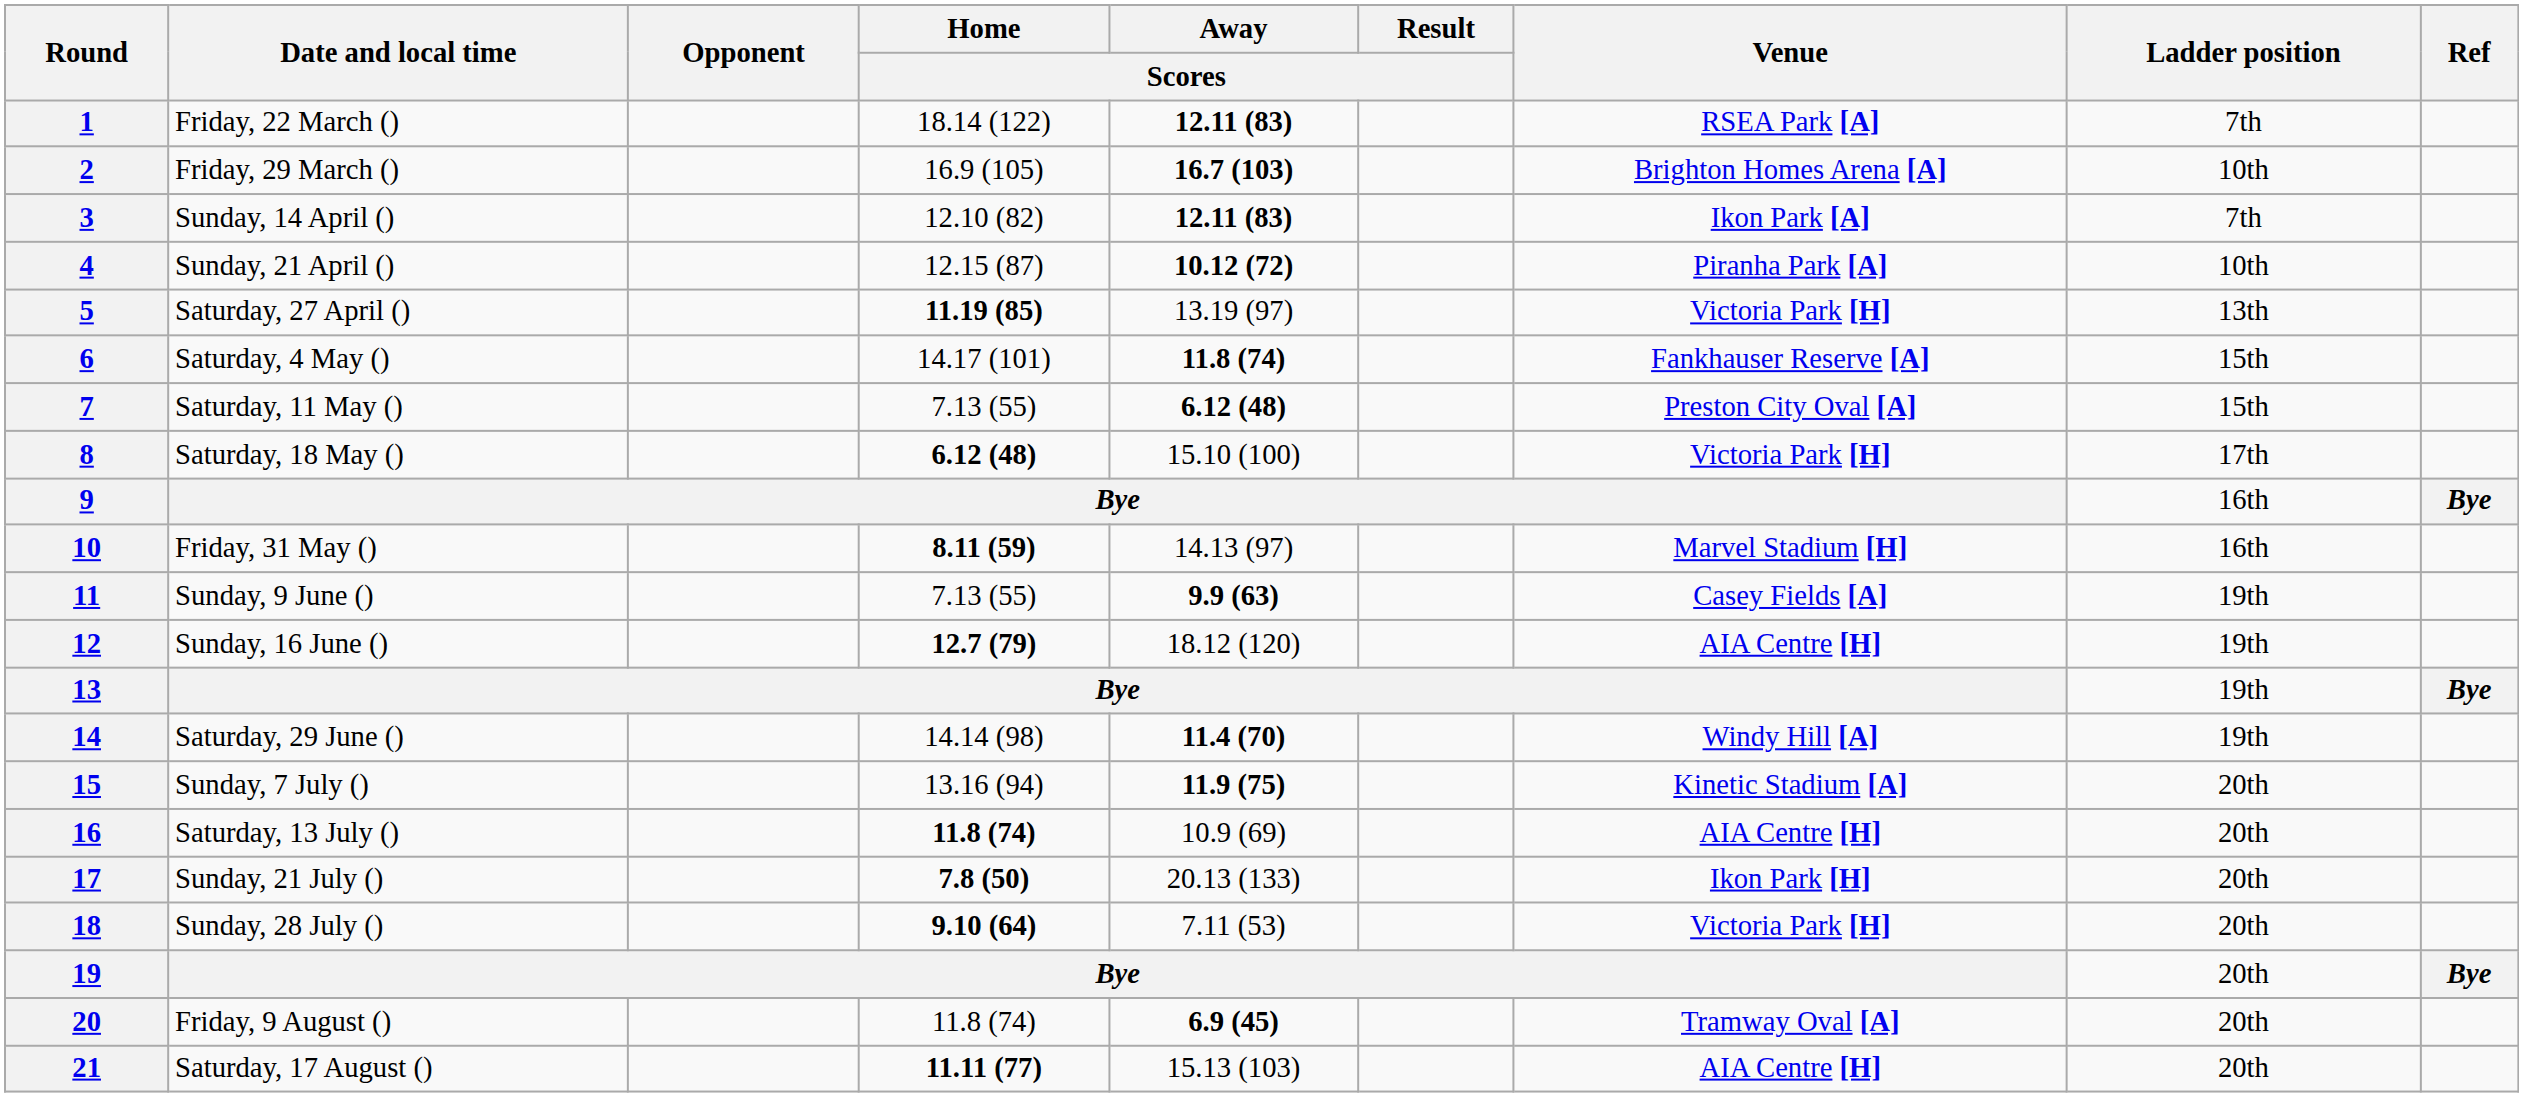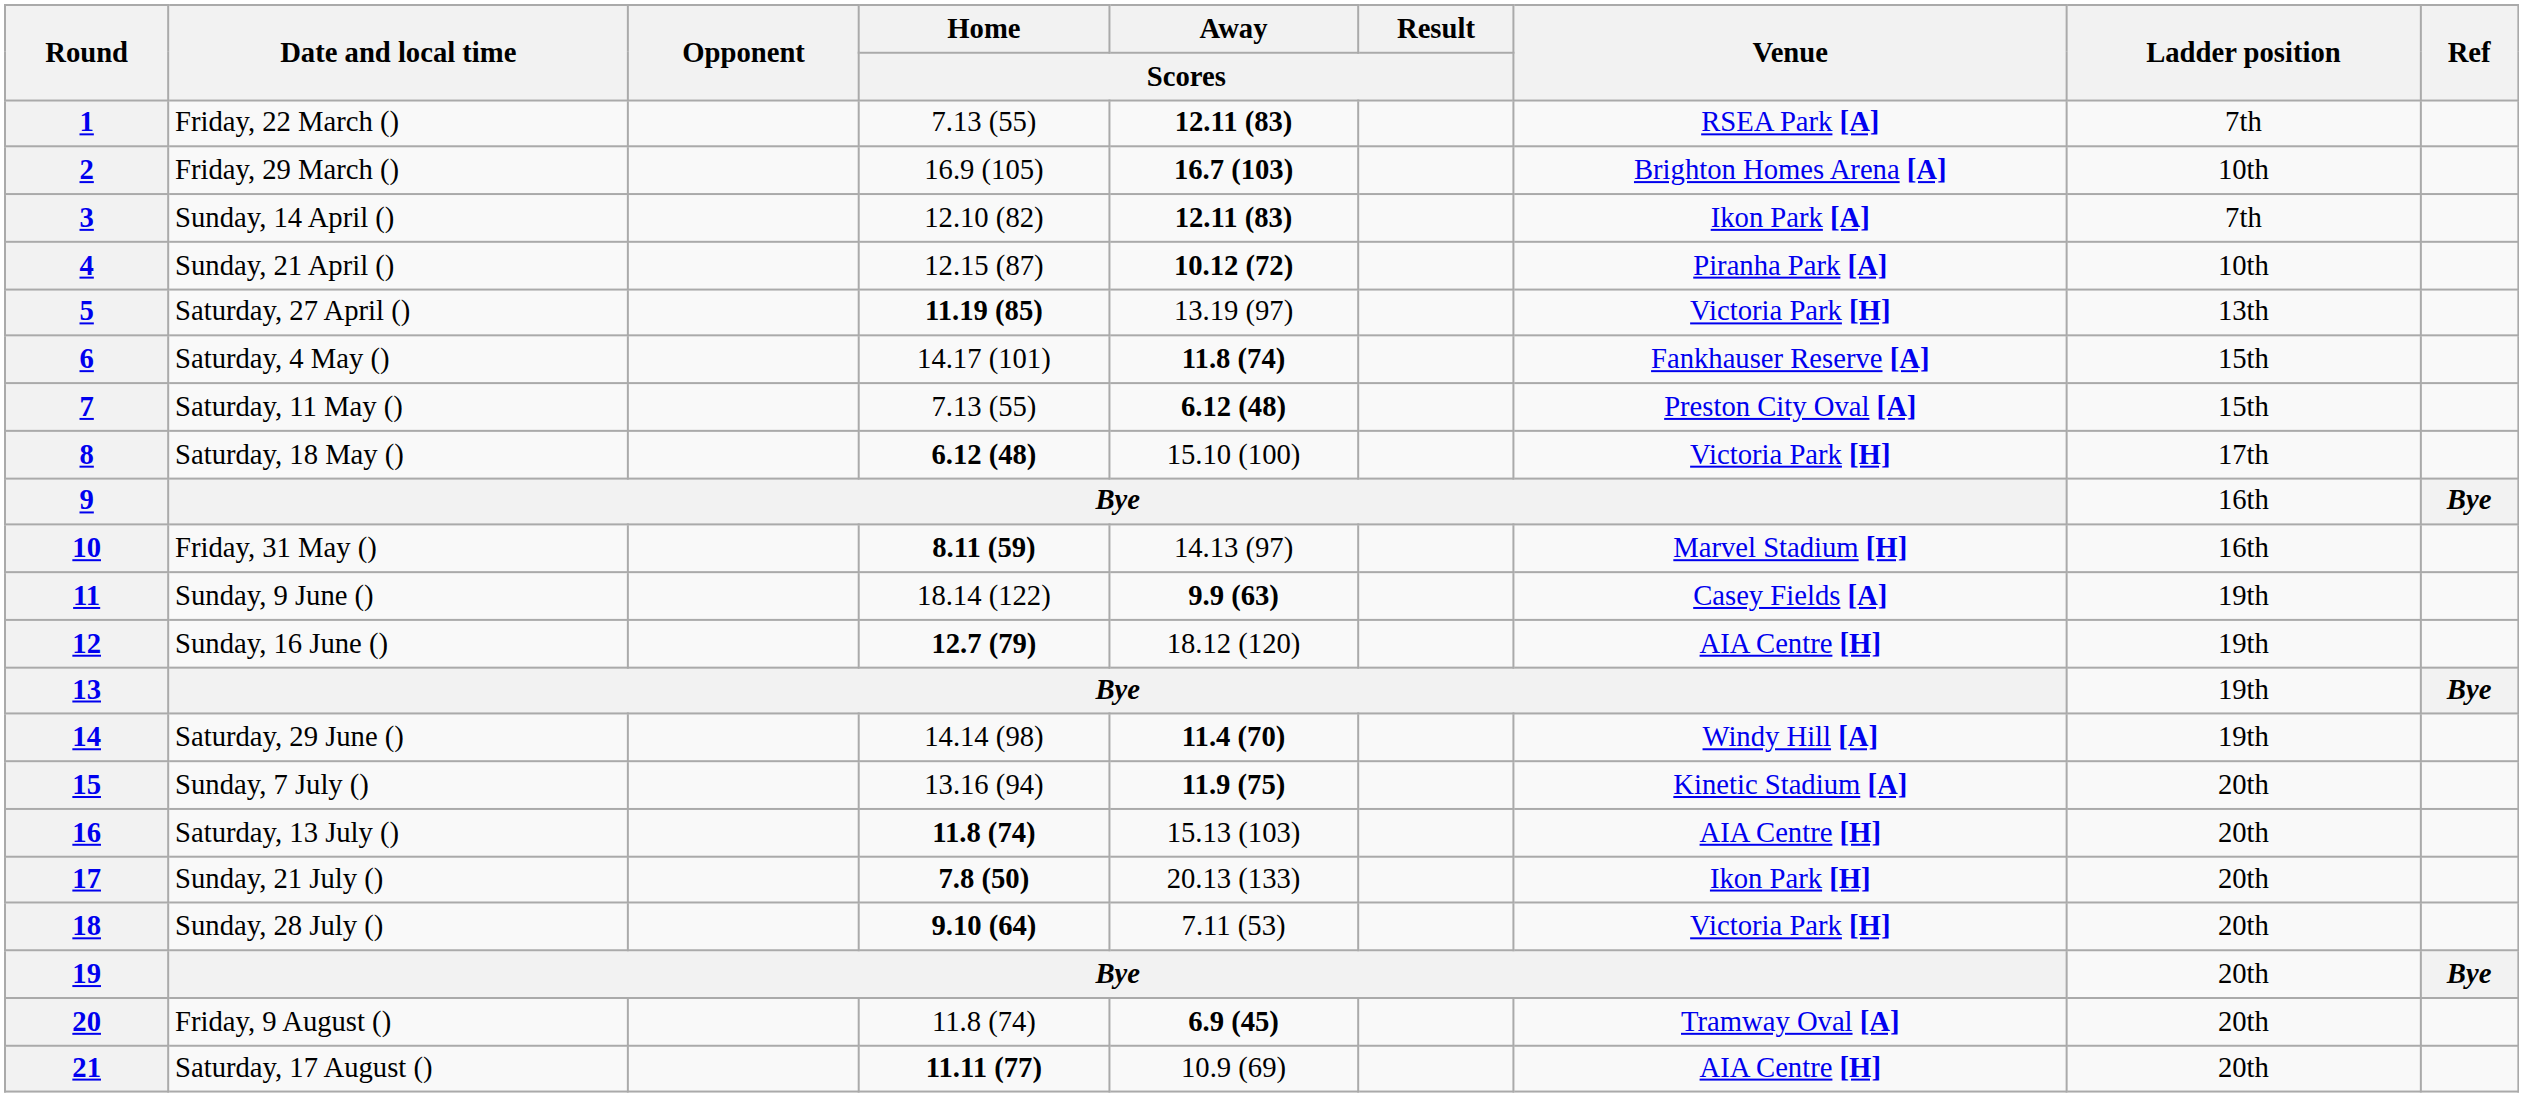(984, 123) 18.14 (122) -> (984, 123) 7.13 (55)
(984, 595) 7.13 (55) -> (984, 595) 18.14 (122)
(1234, 831) 10.9 (69) -> (1234, 831) 15.13 (103)
(1234, 1068) 15.13 (103) -> (1234, 1068) 10.9 (69)
